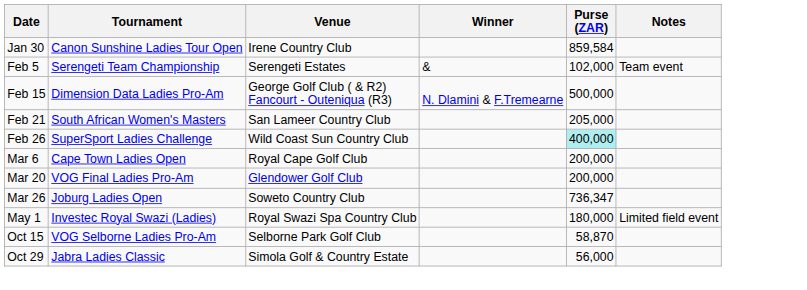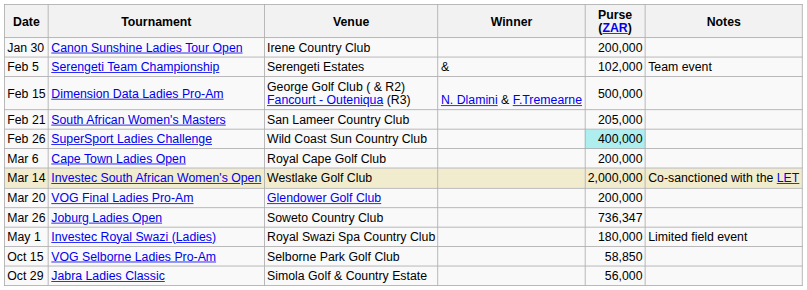(591, 48) 859,584 -> (620, 48) 200,000
+ row: (26, 178)
(595, 237) 58,870 -> (624, 256) 58,850
